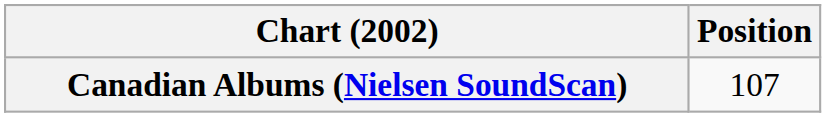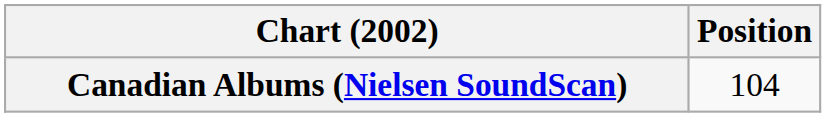(755, 84) 107 -> (755, 84) 104
